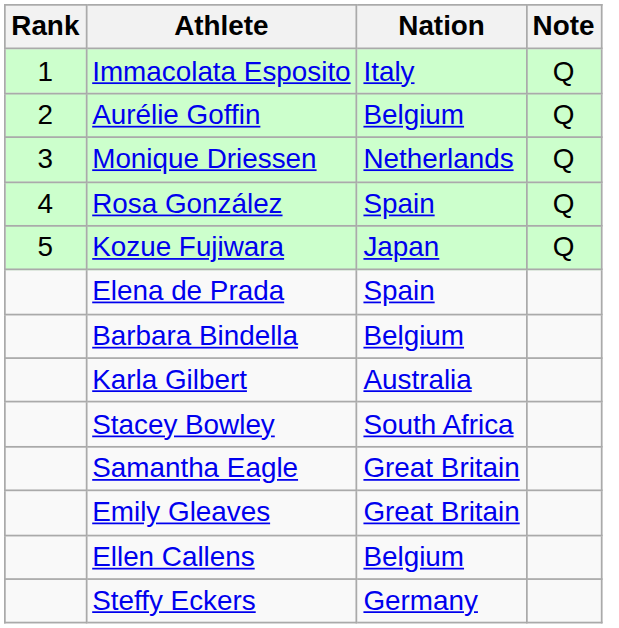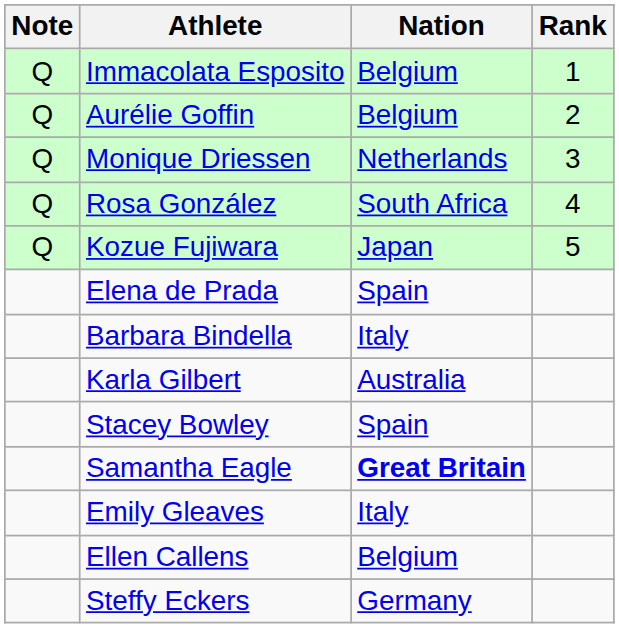columns swapped: (45, 26) <-> (563, 26)
(389, 70) Italy -> (408, 70) Belgium
(399, 203) Spain -> (432, 203) South Africa
(414, 335) Belgium -> (383, 335) Italy
(439, 423) South Africa -> (393, 423) Spain
(442, 468) normal -> (442, 468) bold
(442, 512) Great Britain -> (383, 512) Italy
